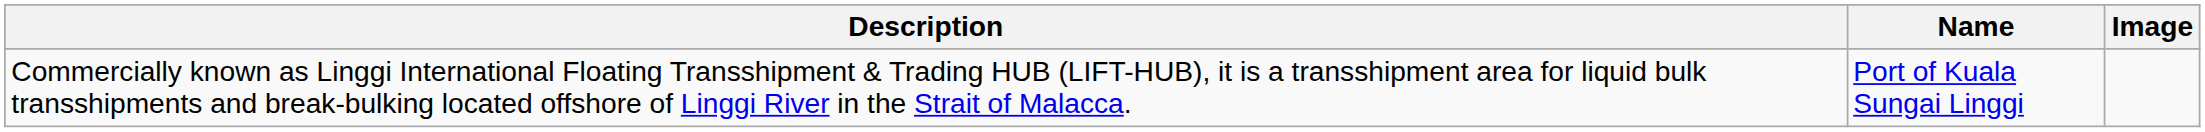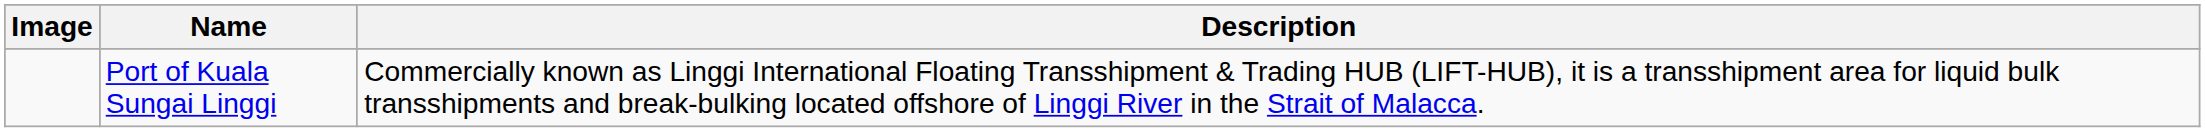columns swapped: (2152, 26) <-> (926, 26)
